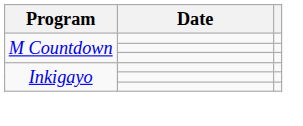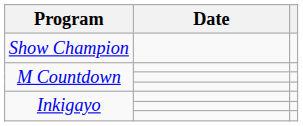+ row: (69, 47)
